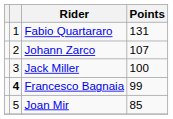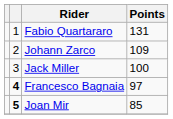(139, 50) 107 -> (139, 50) 109
(136, 86) 99 -> (136, 86) 97
(16, 104) normal -> (16, 104) bold
